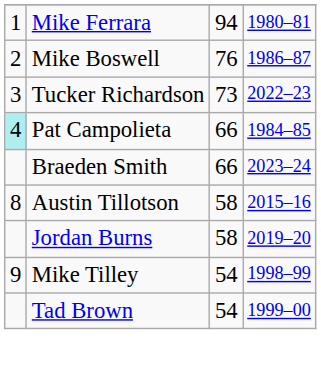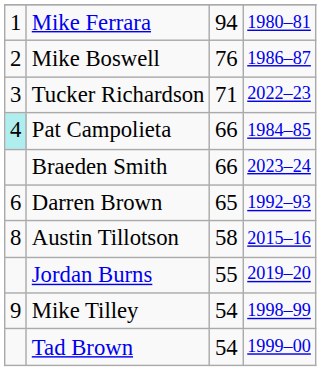(226, 94) 73 -> (226, 94) 71
+ row: (97, 202)
(226, 238) 58 -> (226, 274) 55
